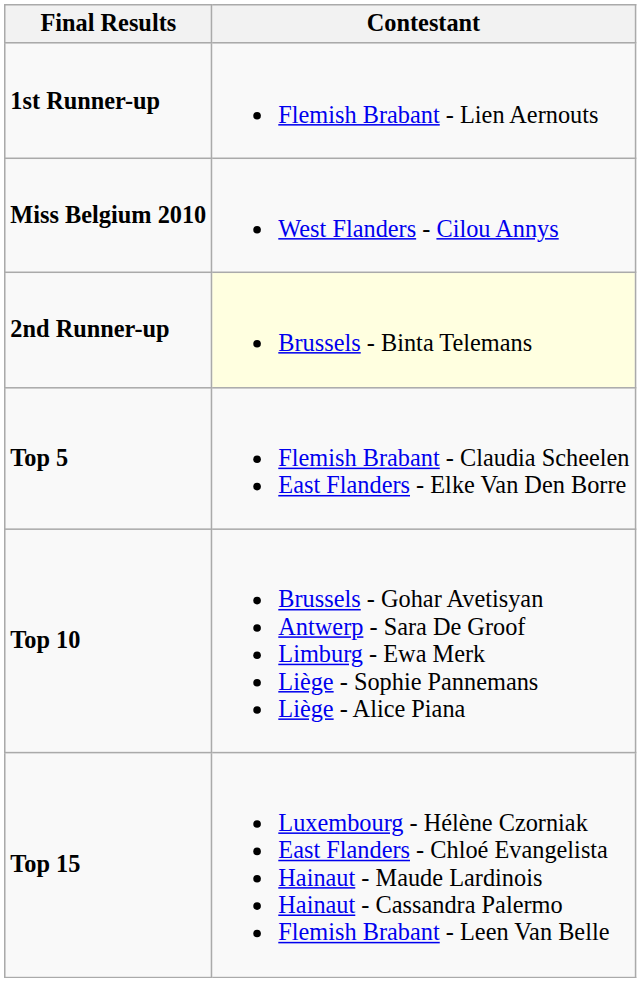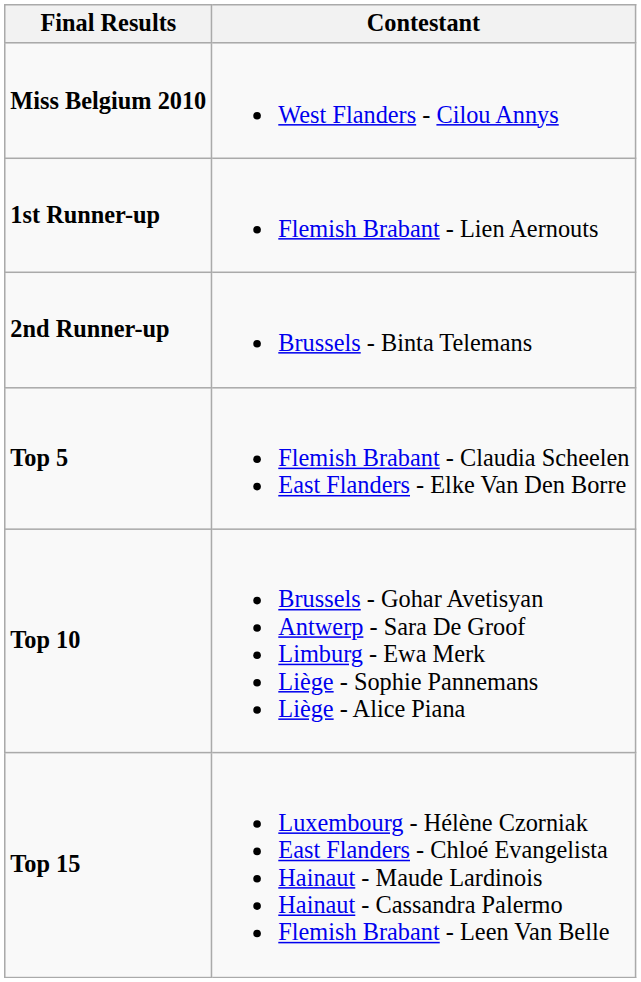rows swapped: (108, 214) <-> (85, 100)
(423, 343) lightyellow background -> (423, 343) no background
